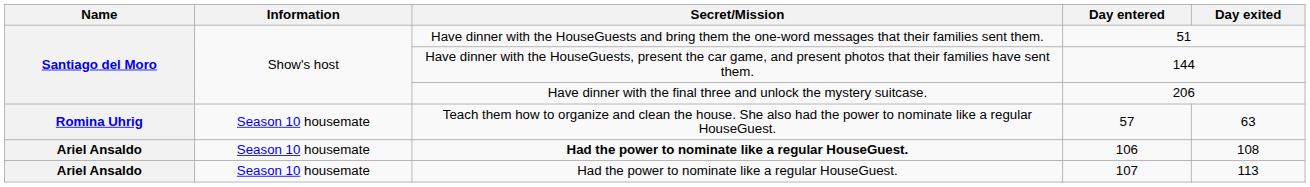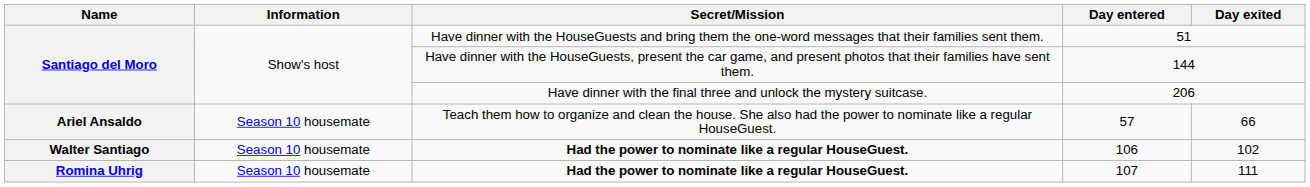(99, 121) Romina Uhrig -> (99, 121) Ariel Ansaldo
(1248, 121) 63 -> (1248, 121) 66
(99, 150) Ariel Ansaldo -> (99, 150) Walter Santiago
(1248, 150) 108 -> (1248, 150) 102
(99, 171) Ariel Ansaldo -> (99, 171) Romina Uhrig
(737, 171) normal -> (737, 171) bold
(1248, 171) 113 -> (1248, 171) 111
